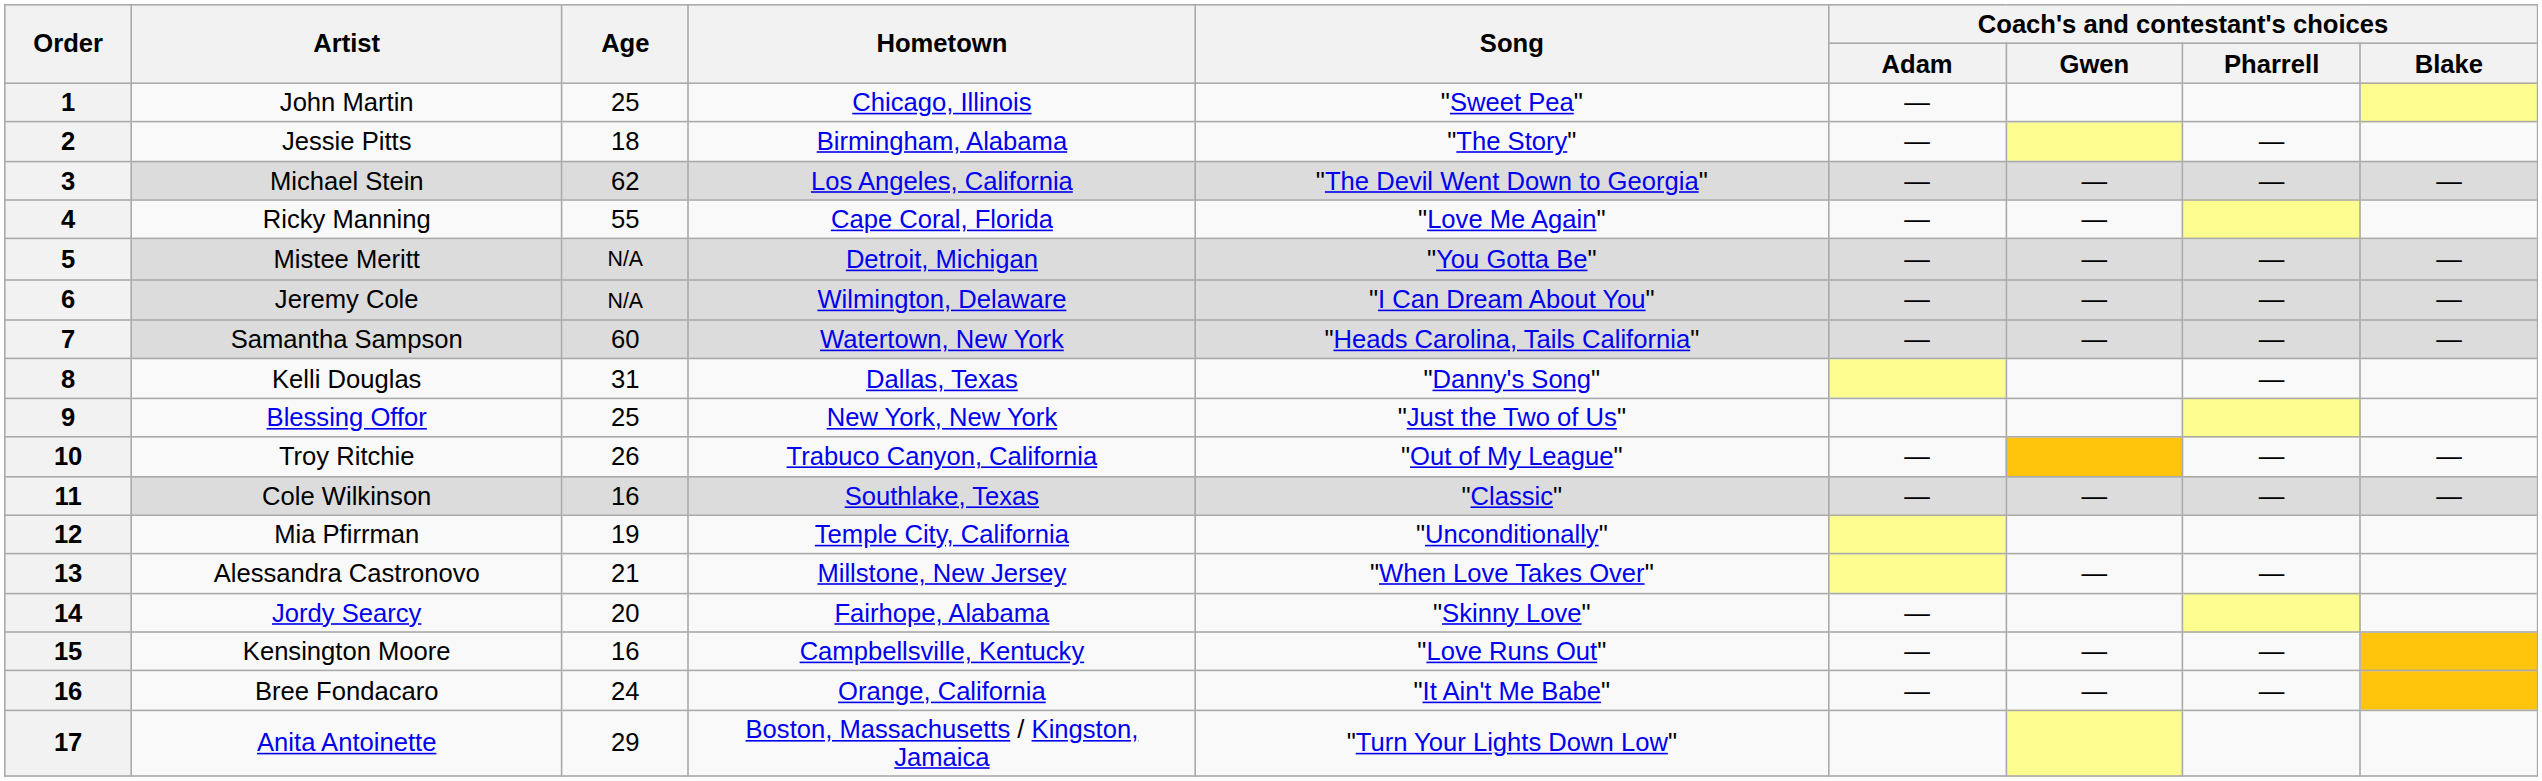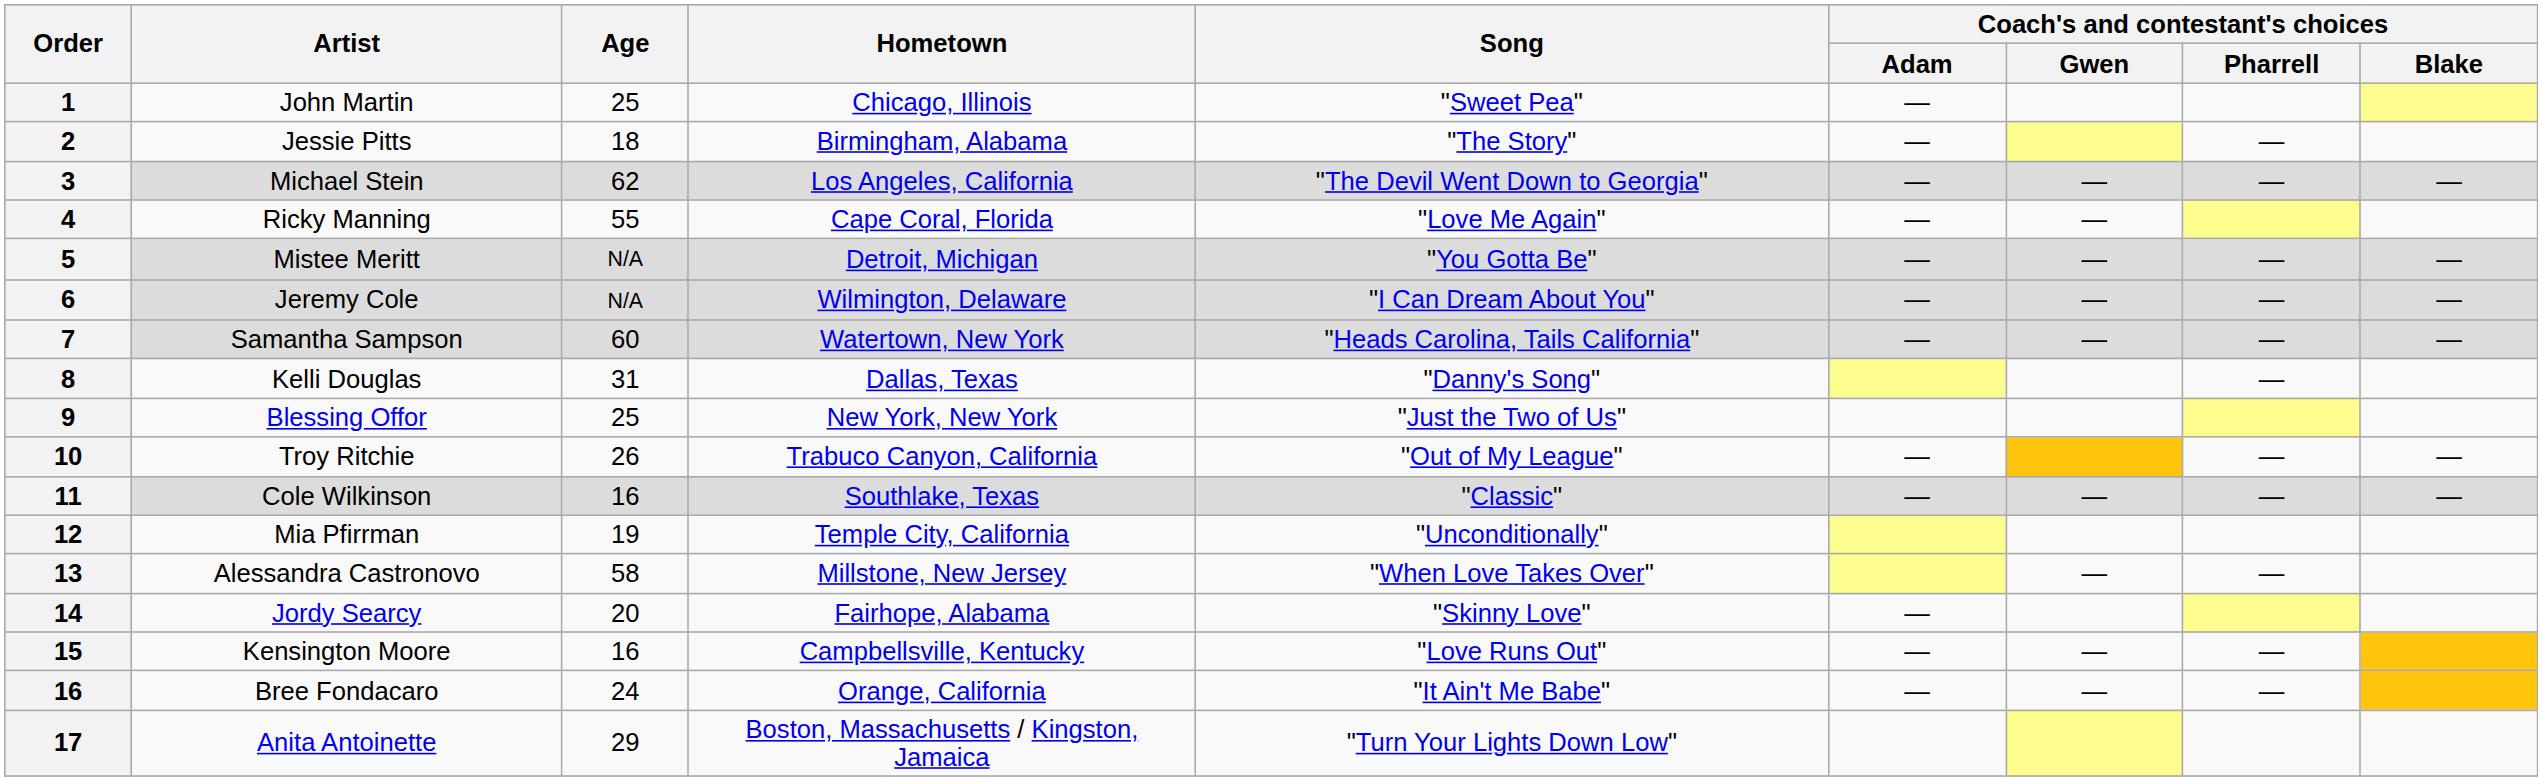(625, 574) 21 -> (625, 574) 58
